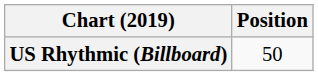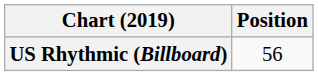(272, 53) 50 -> (272, 53) 56
